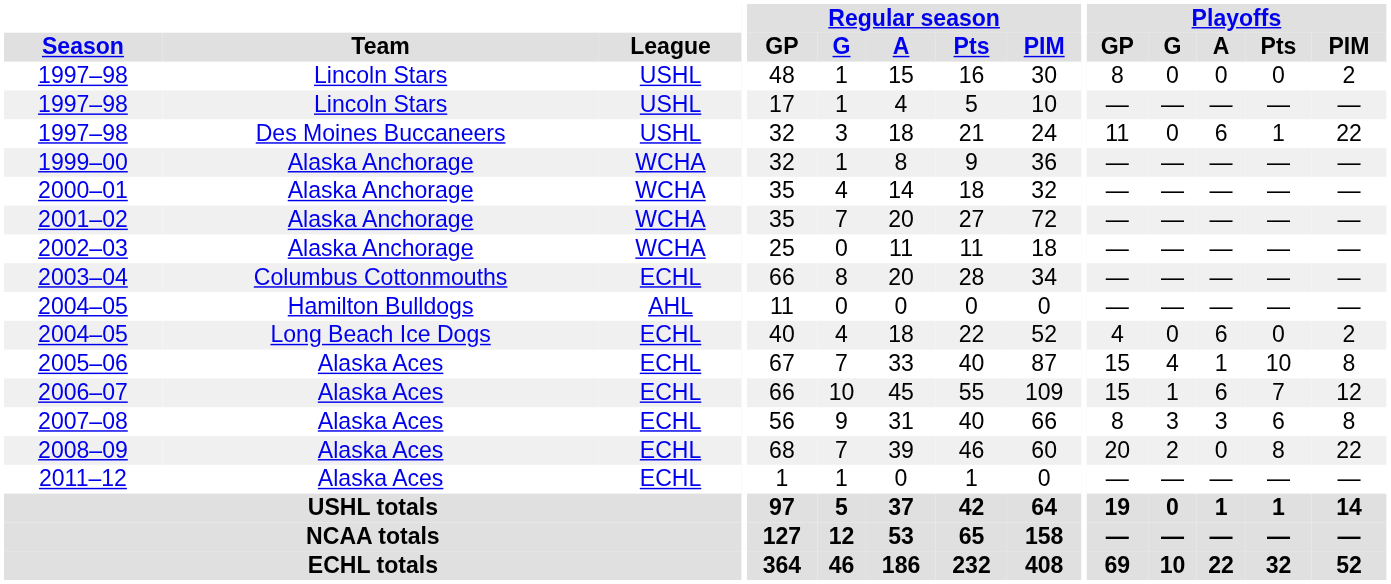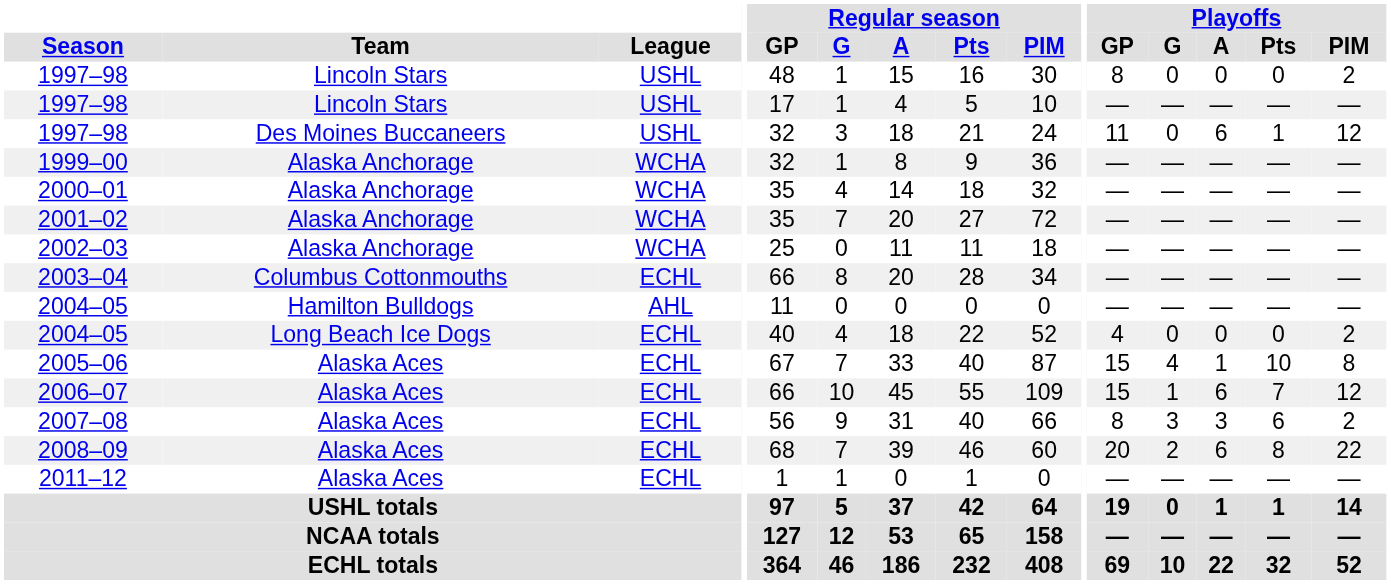(1349, 133) 22 -> (1349, 133) 12
(1221, 334) 6 -> (1221, 334) 0
(1349, 421) 8 -> (1349, 421) 2
(1221, 450) 0 -> (1221, 450) 6
